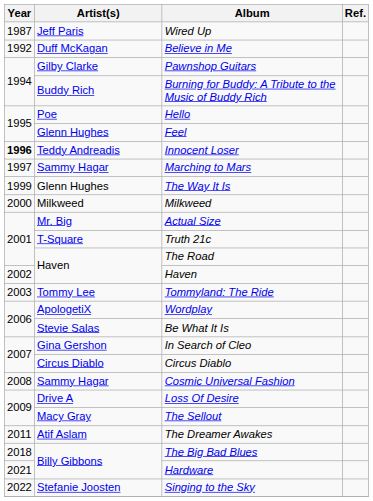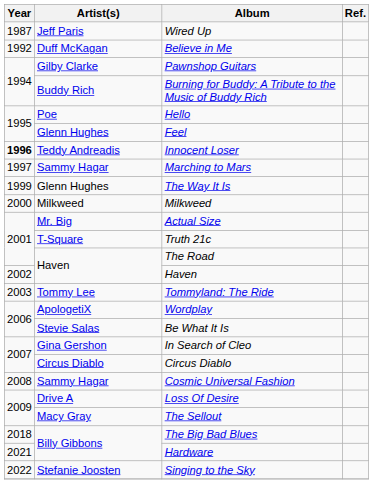- row: (219, 434)
